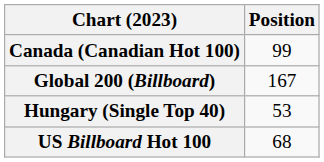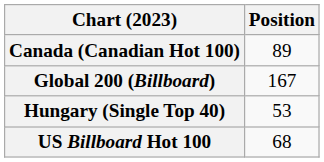(282, 50) 99 -> (282, 50) 89
